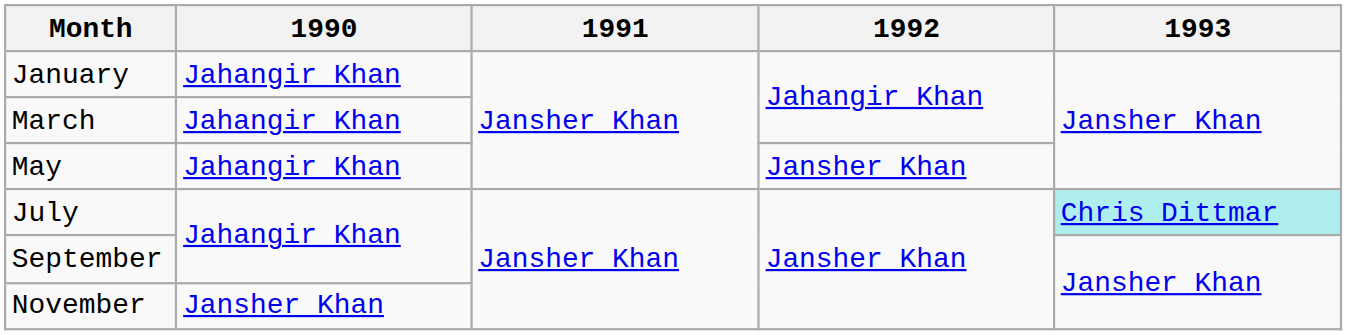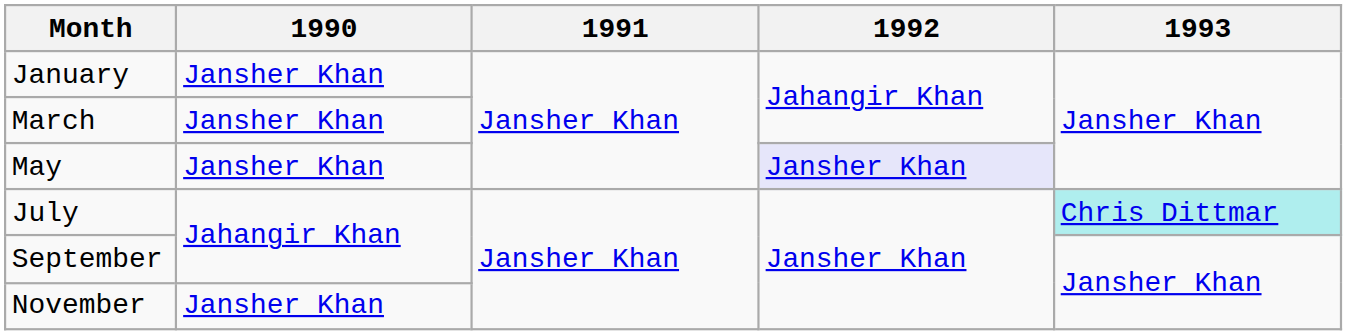(292, 74) Jahangir Khan -> (284, 74) Jansher Khan
(292, 120) Jahangir Khan -> (284, 120) Jansher Khan
(292, 167) Jahangir Khan -> (284, 167) Jansher Khan
(866, 167) no background -> (866, 167) lavender background
